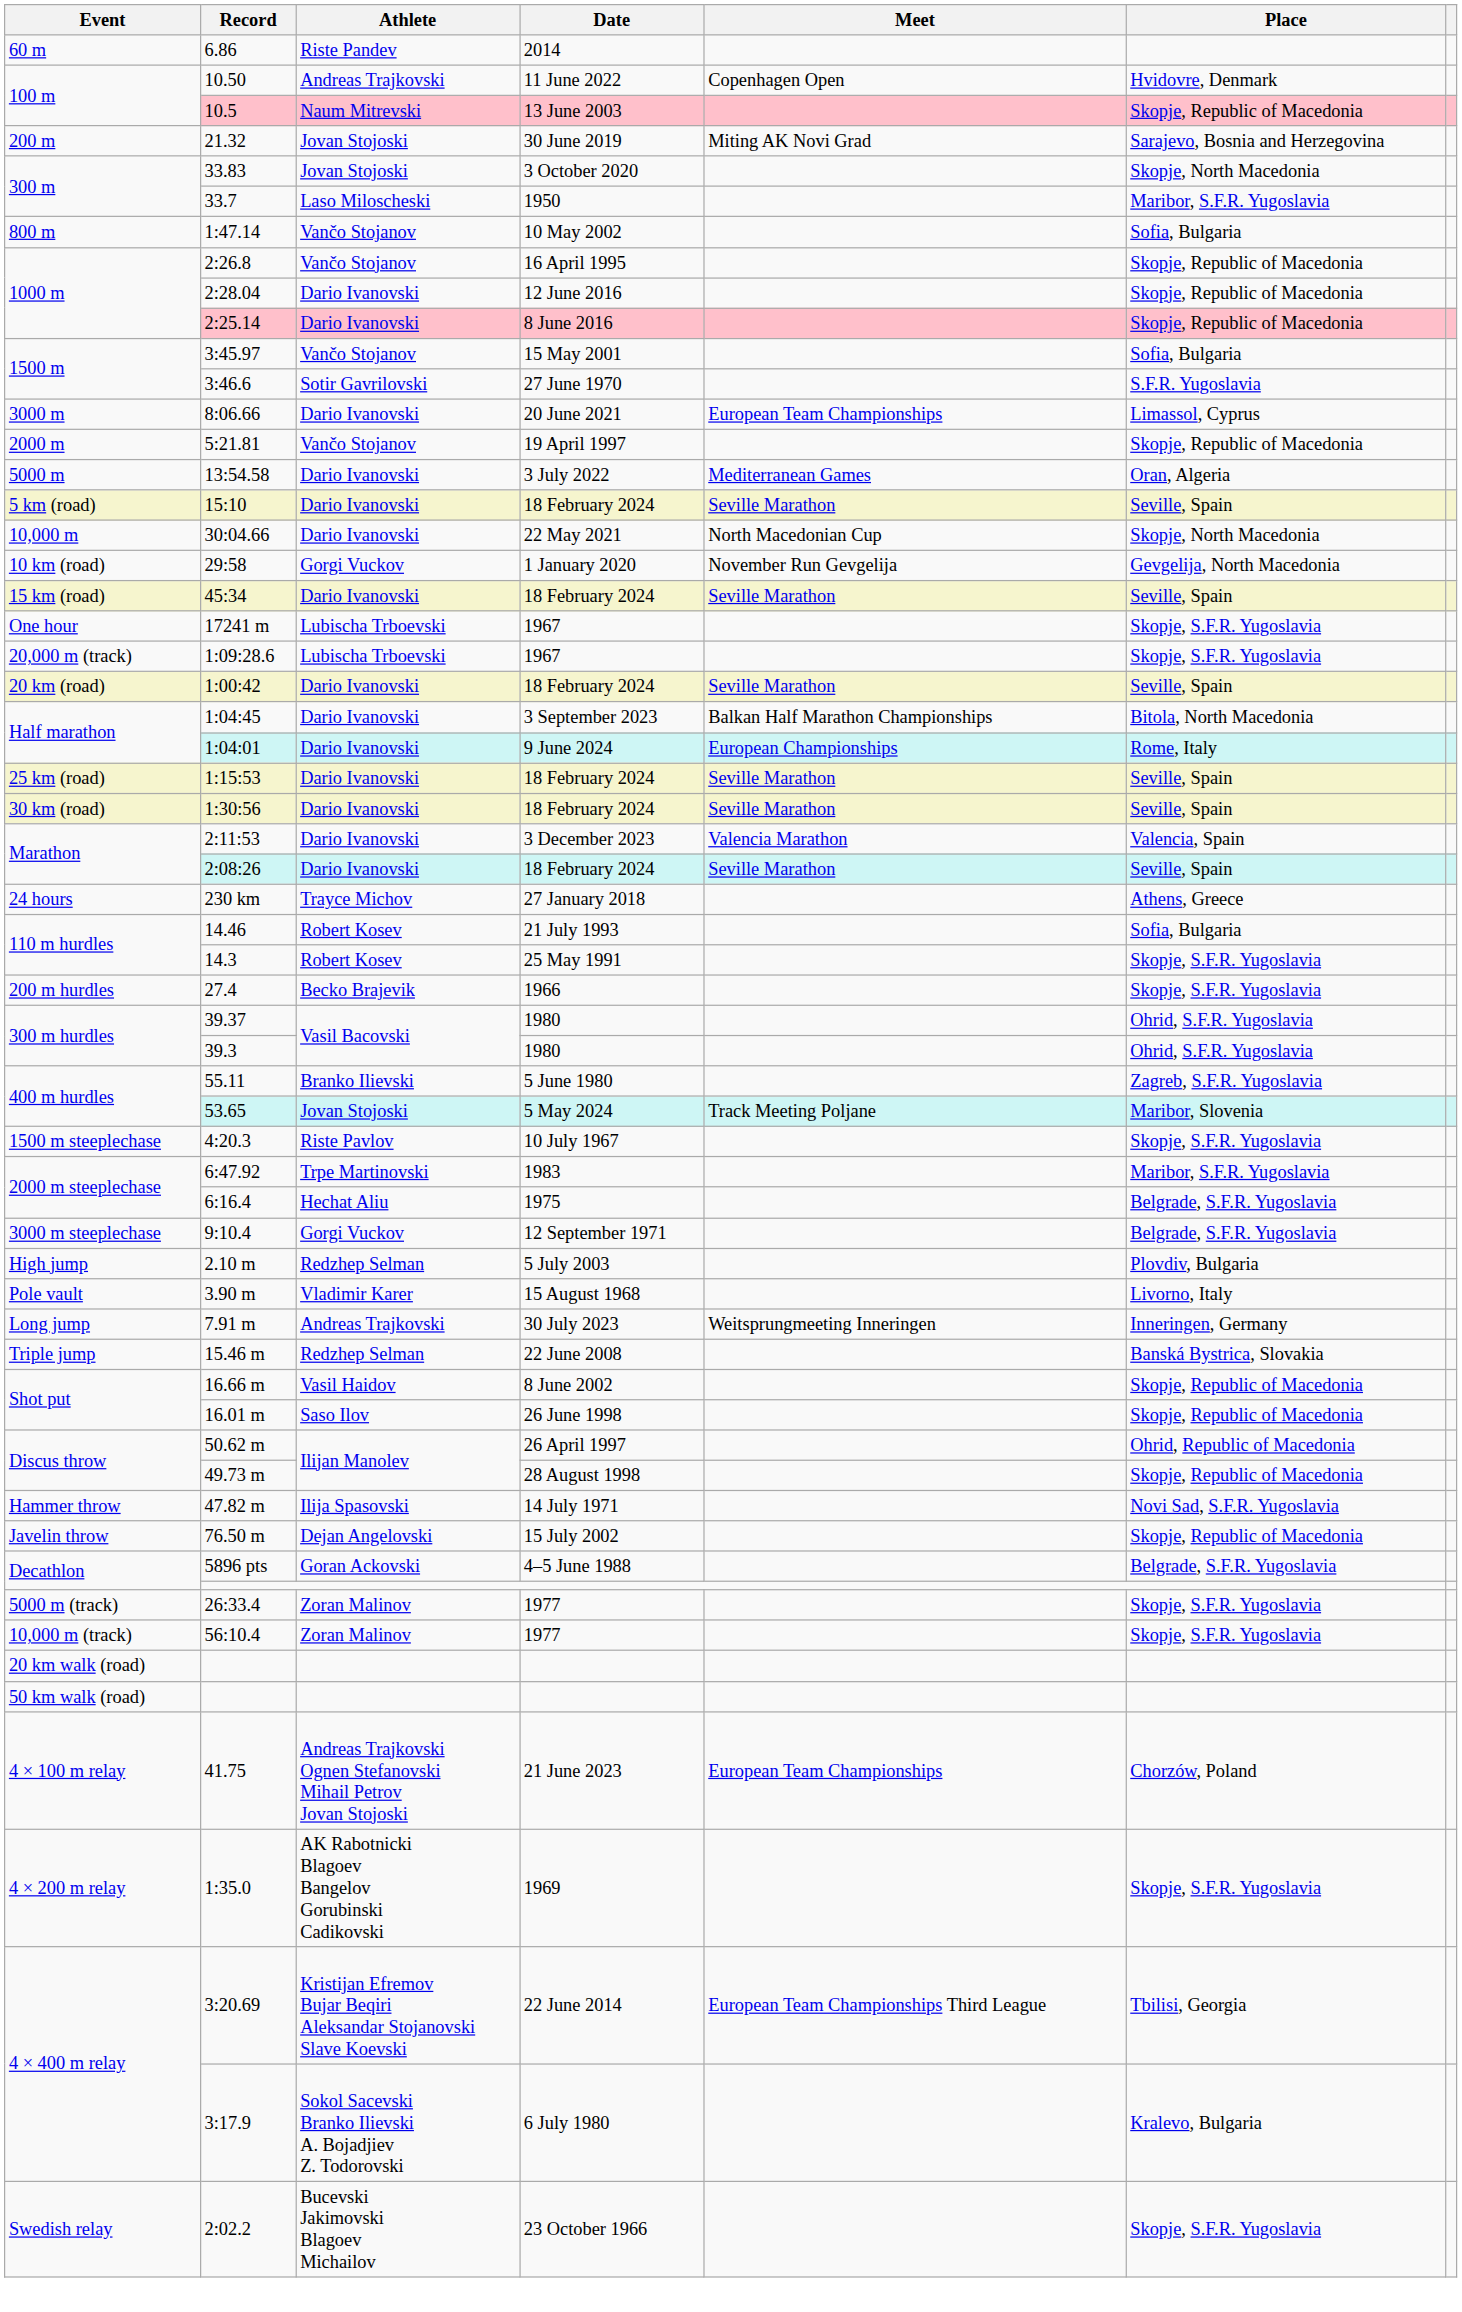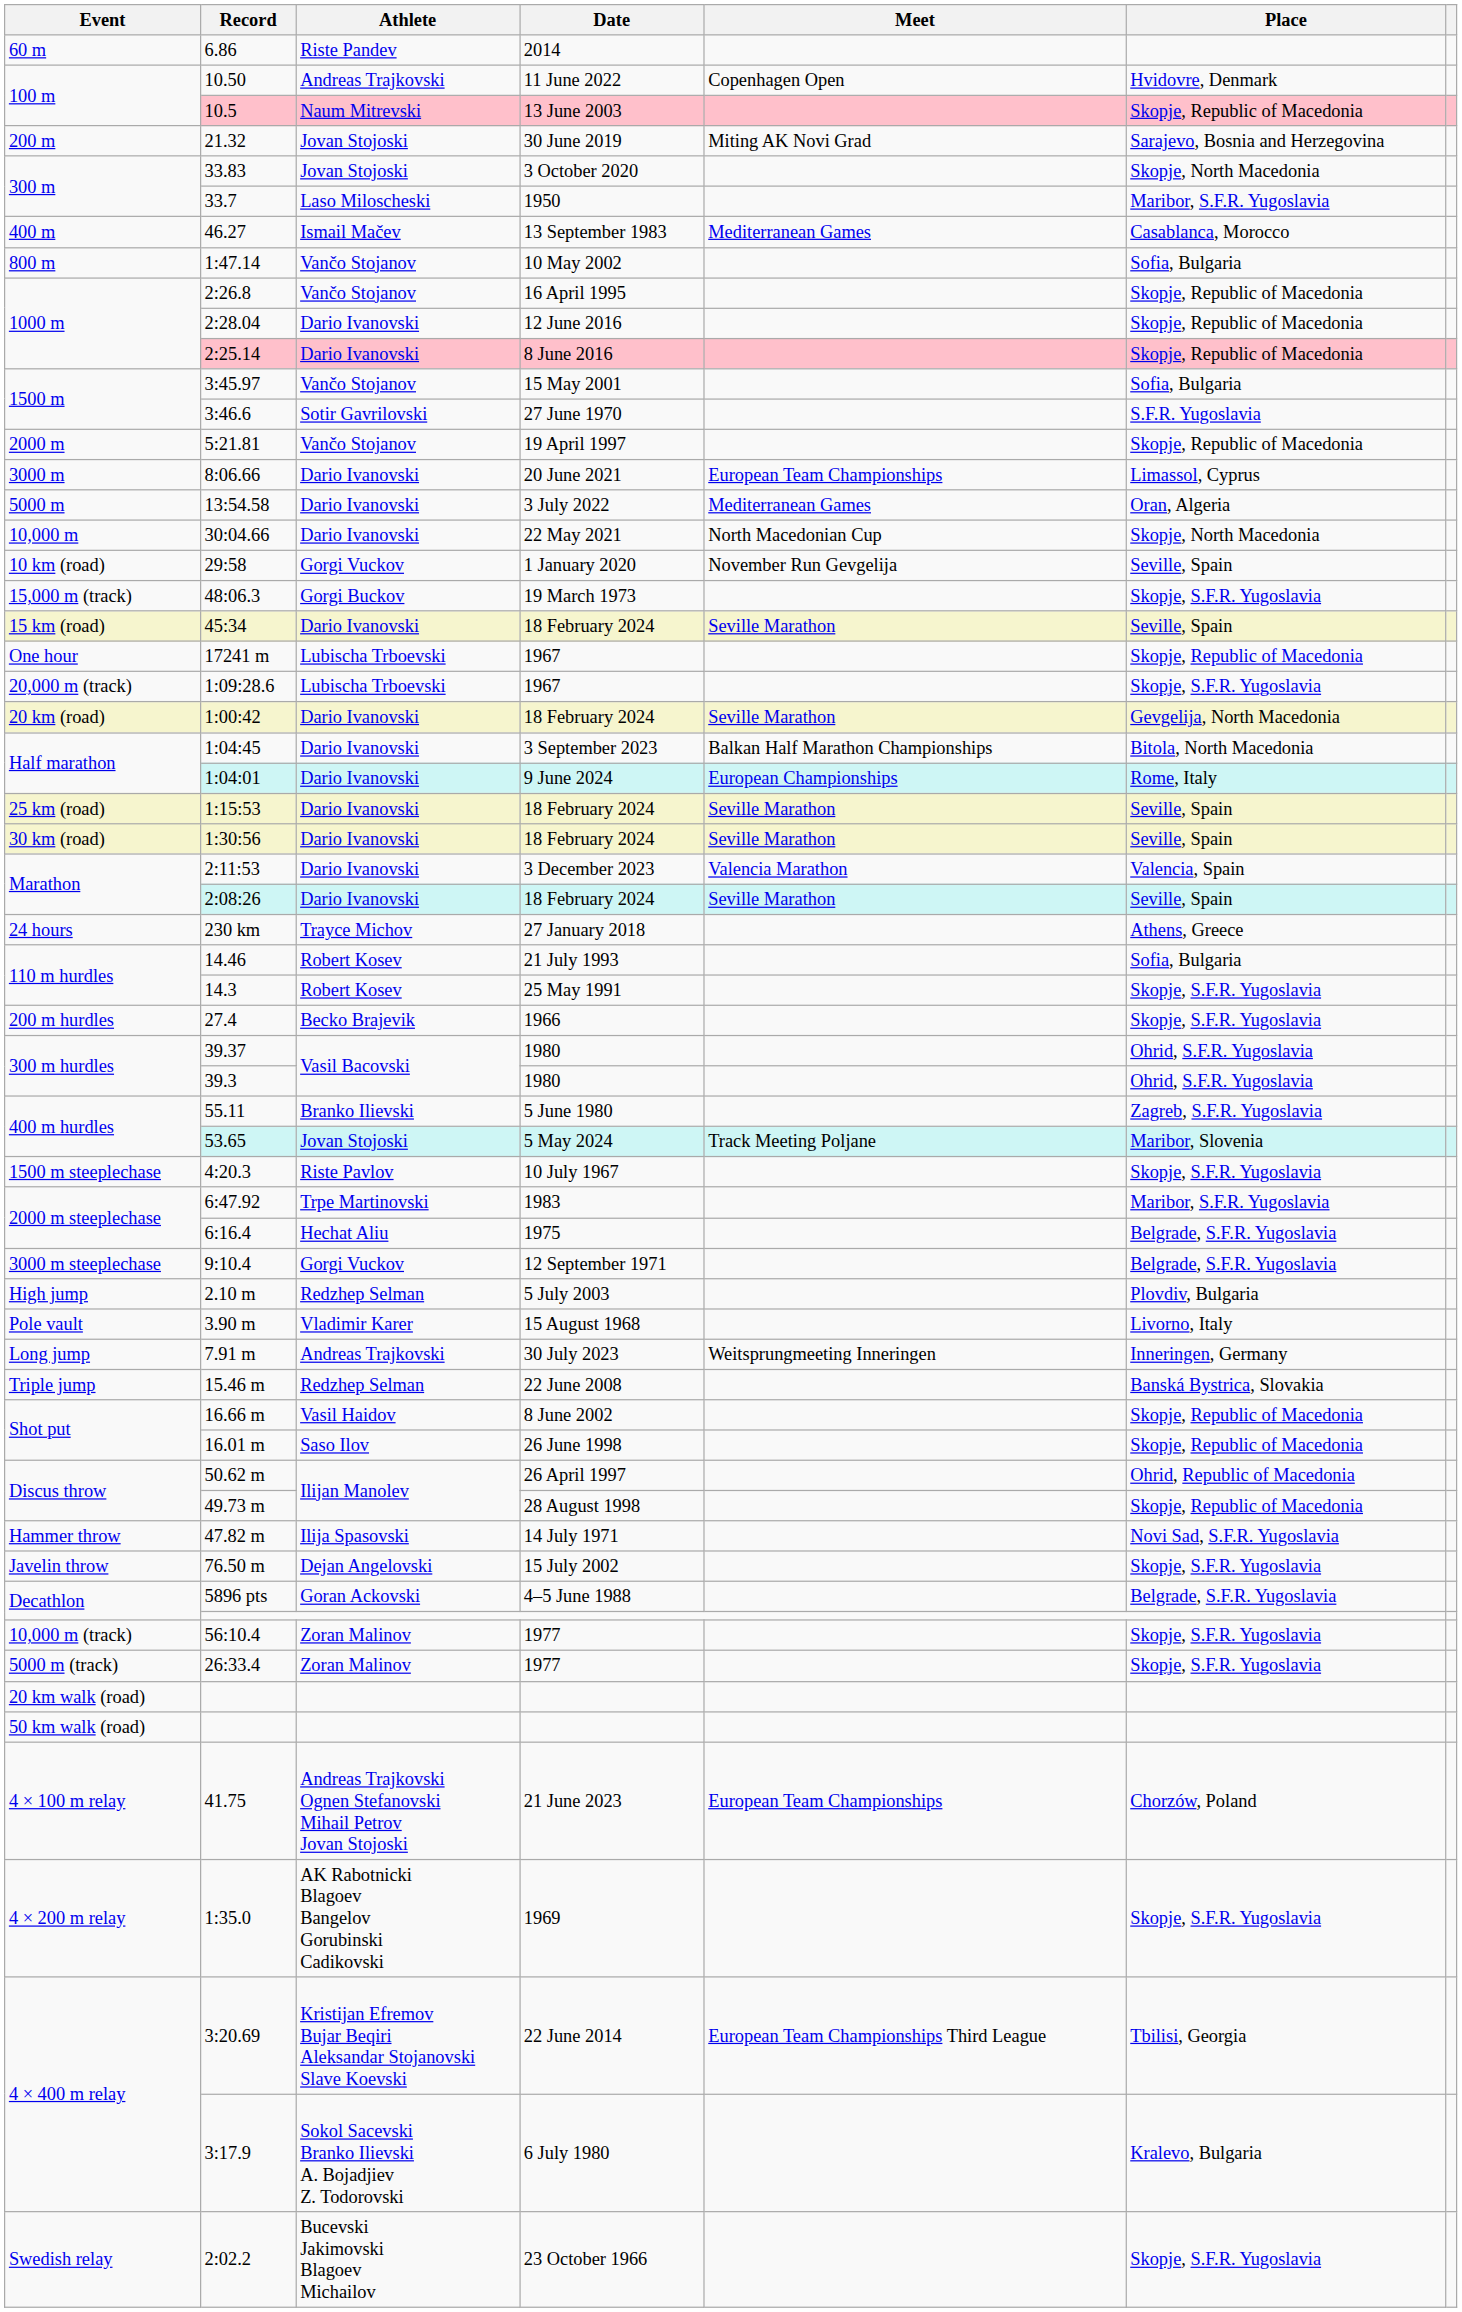+ row: (32, 232)
rows swapped: (37, 444) <-> (37, 414)
- row: (52, 505)
(1235, 565) Gevgelija, North Macedonia -> (1181, 565) Seville, Spain
+ row: (70, 596)
(1226, 626) Skopje, S.F.R. Yugoslavia -> (1247, 656) Skopje, Republic of Macedonia
(1181, 687) Seville, Spain -> (1235, 717) Gevgelija, North Macedonia
(1247, 1536) Skopje, Republic of Macedonia -> (1226, 1566) Skopje, S.F.R. Yugoslavia
rows swapped: (63, 1605) <-> (70, 1635)
